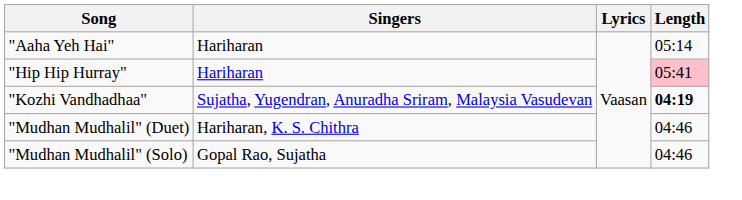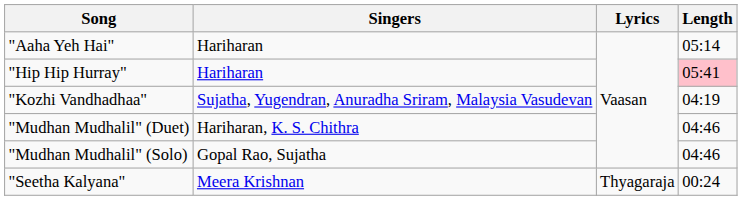(674, 100) bold -> (701, 100) normal
+ row: (67, 182)
